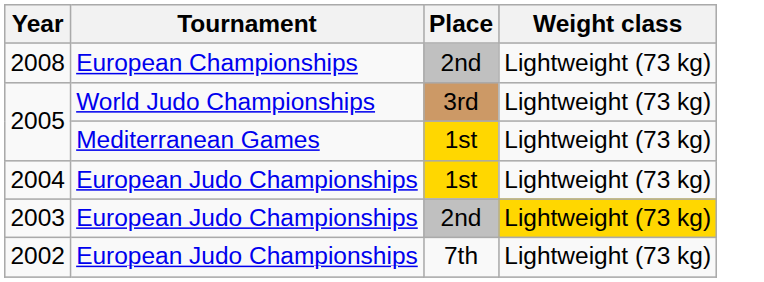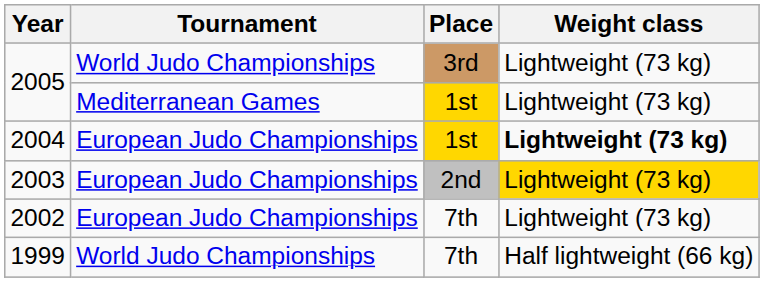- row: (38, 62)
(608, 179) normal -> (616, 140) bold
+ row: (38, 256)
